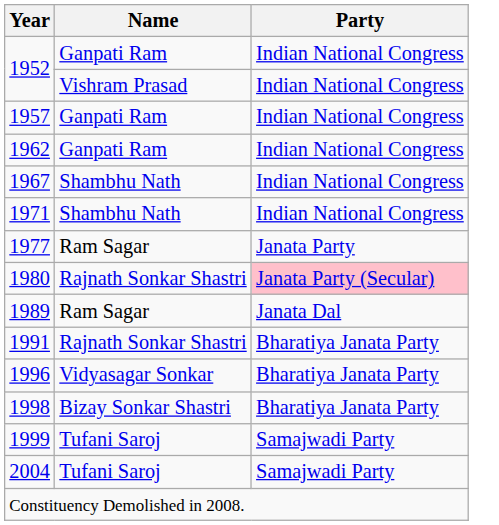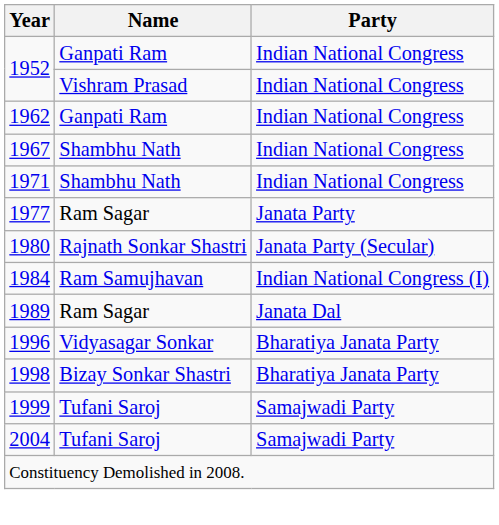- row: (30, 117)
(345, 278) pink background -> (345, 246) no background
+ row: (30, 278)
- row: (30, 342)
